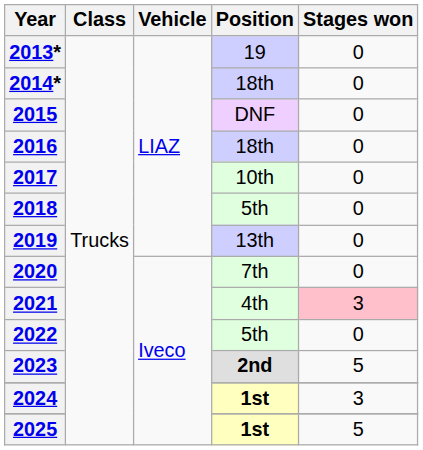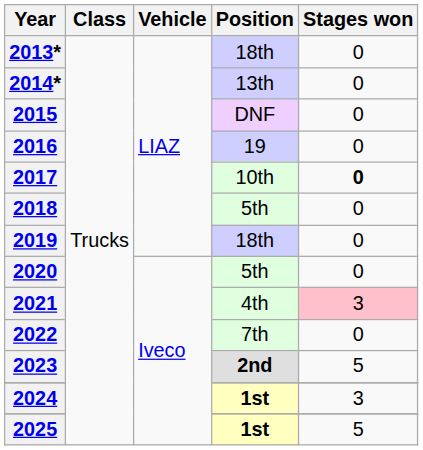(255, 51) 19 -> (255, 51) 18th
(255, 83) 18th -> (255, 83) 13th
(255, 146) 18th -> (255, 146) 19
(358, 177) normal -> (358, 177) bold
(255, 240) 13th -> (255, 240) 18th
(255, 271) 7th -> (255, 271) 5th
(255, 334) 5th -> (255, 334) 7th
